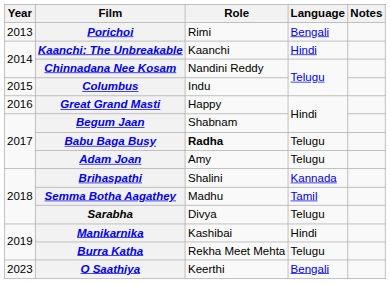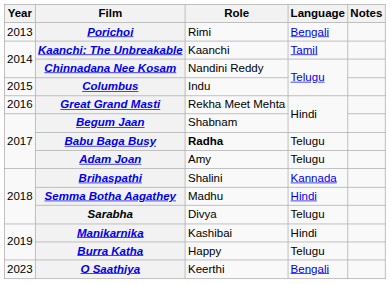(304, 50) Hindi -> (304, 50) Tamil
(205, 104) Happy -> (237, 104) Rekha Meet Mehta
(304, 196) Tamil -> (304, 196) Hindi
(237, 251) Rekha Meet Mehta -> (205, 251) Happy
